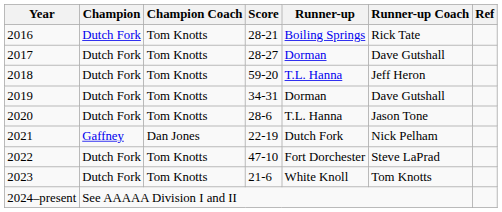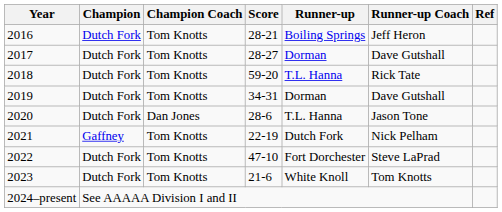(396, 34) Rick Tate -> (398, 34) Jeff Heron
(398, 75) Jeff Heron -> (396, 75) Rick Tate
(177, 116) Tom Knotts -> (173, 116) Dan Jones
(173, 136) Dan Jones -> (177, 136) Tom Knotts
